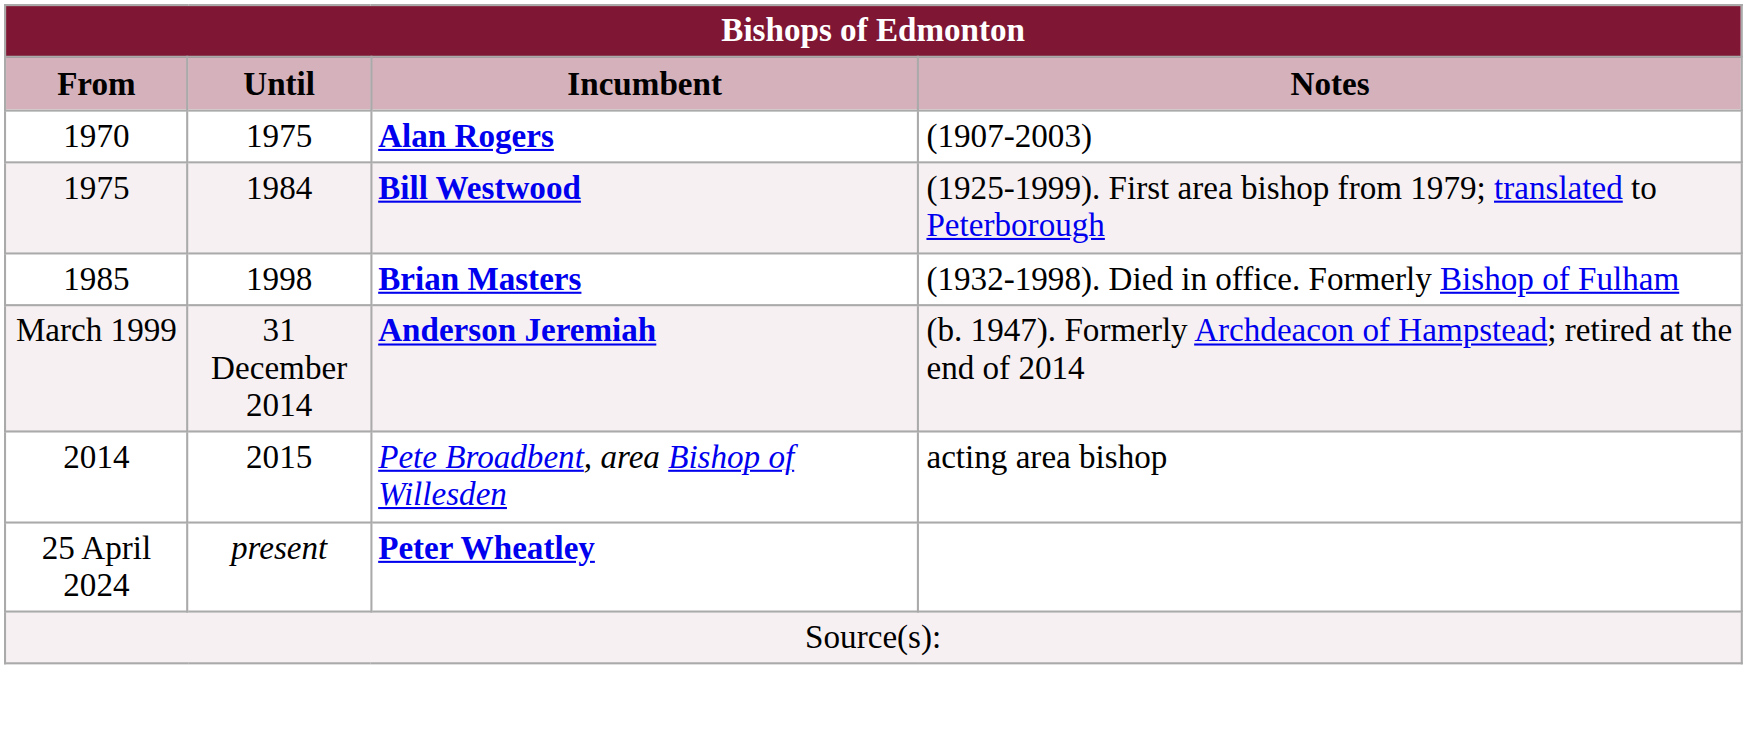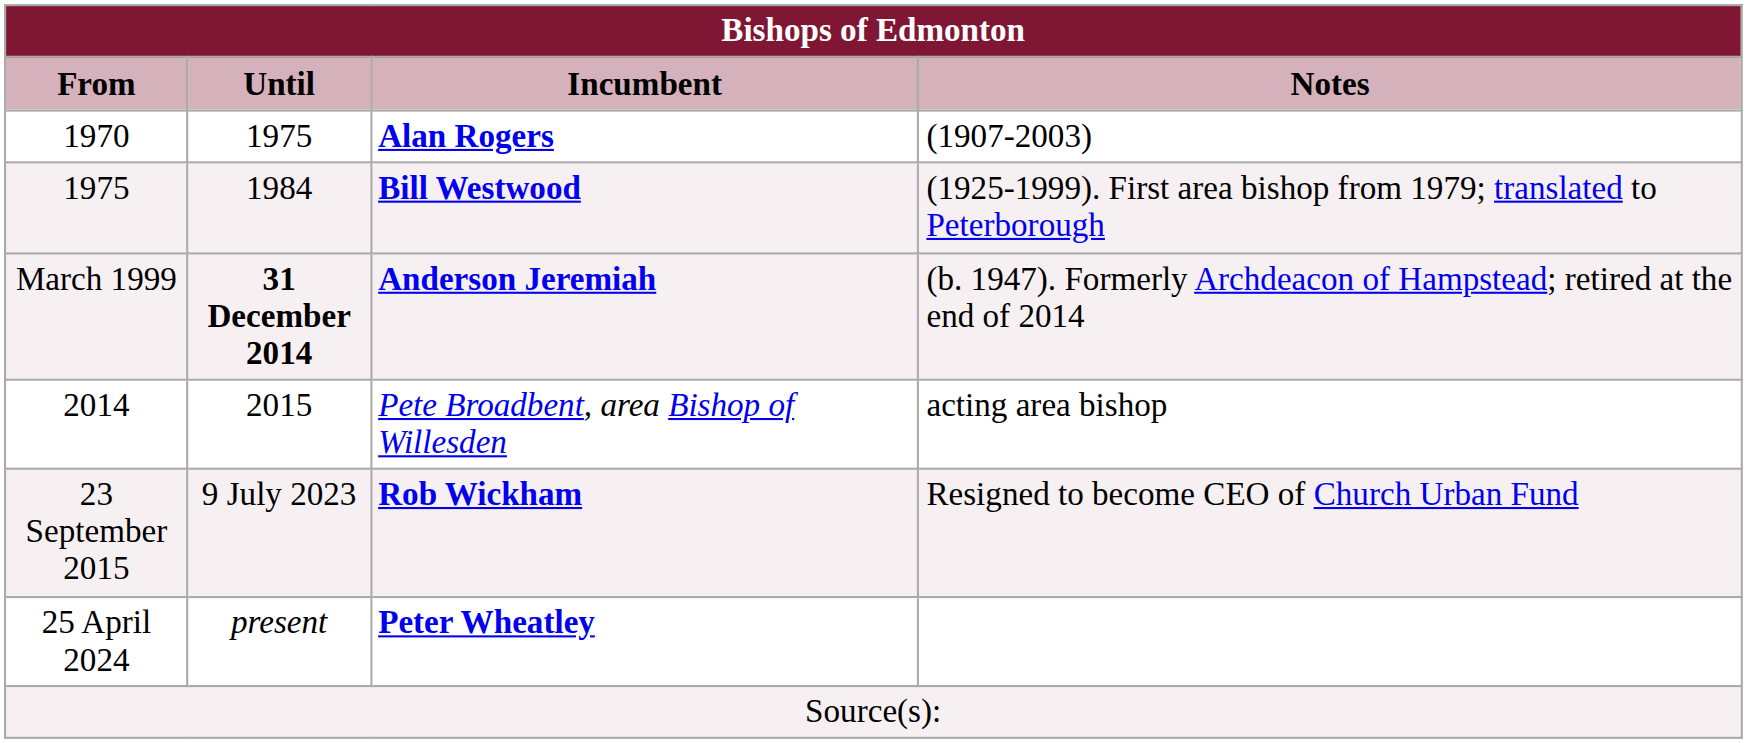- row: (96, 278)
(279, 367) normal -> (279, 315) bold
+ row: (96, 532)
